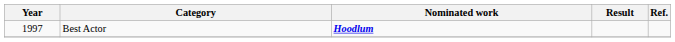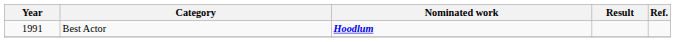(32, 28) 1997 -> (32, 28) 1991
